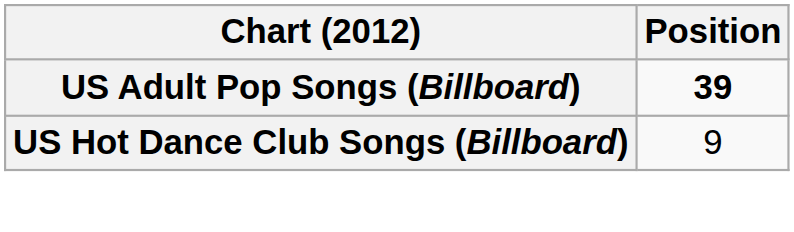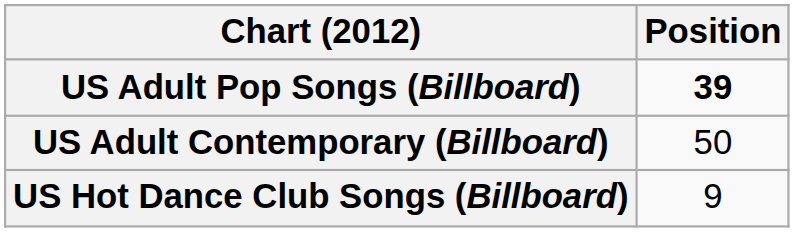+ row: (321, 142)
